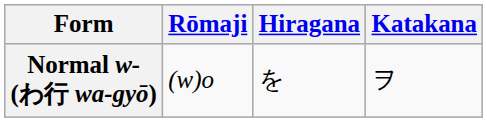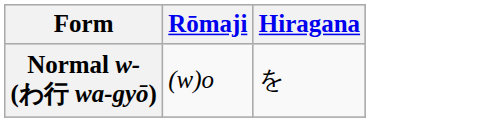- column: (424, 24)
